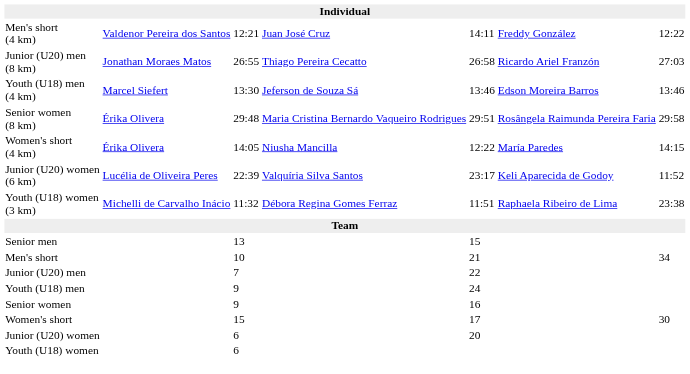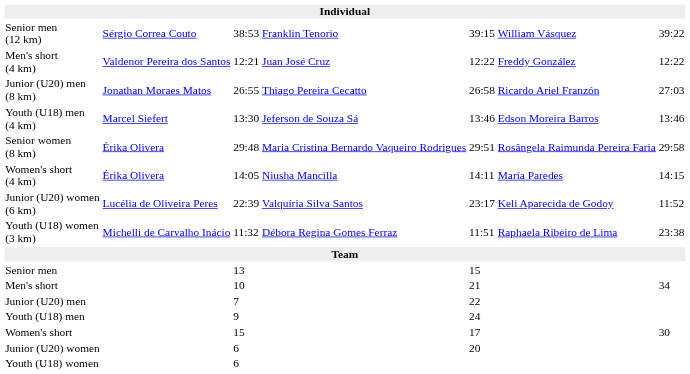+ row: (31, 33)
(482, 33) 14:11 -> (482, 62) 12:22
(482, 147) 12:22 -> (482, 175) 14:11
- row: (38, 304)
